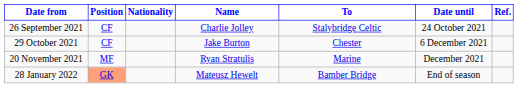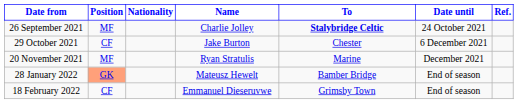(107, 28) CF -> (107, 28) MF
(347, 28) normal -> (347, 28) bold
+ row: (46, 91)
